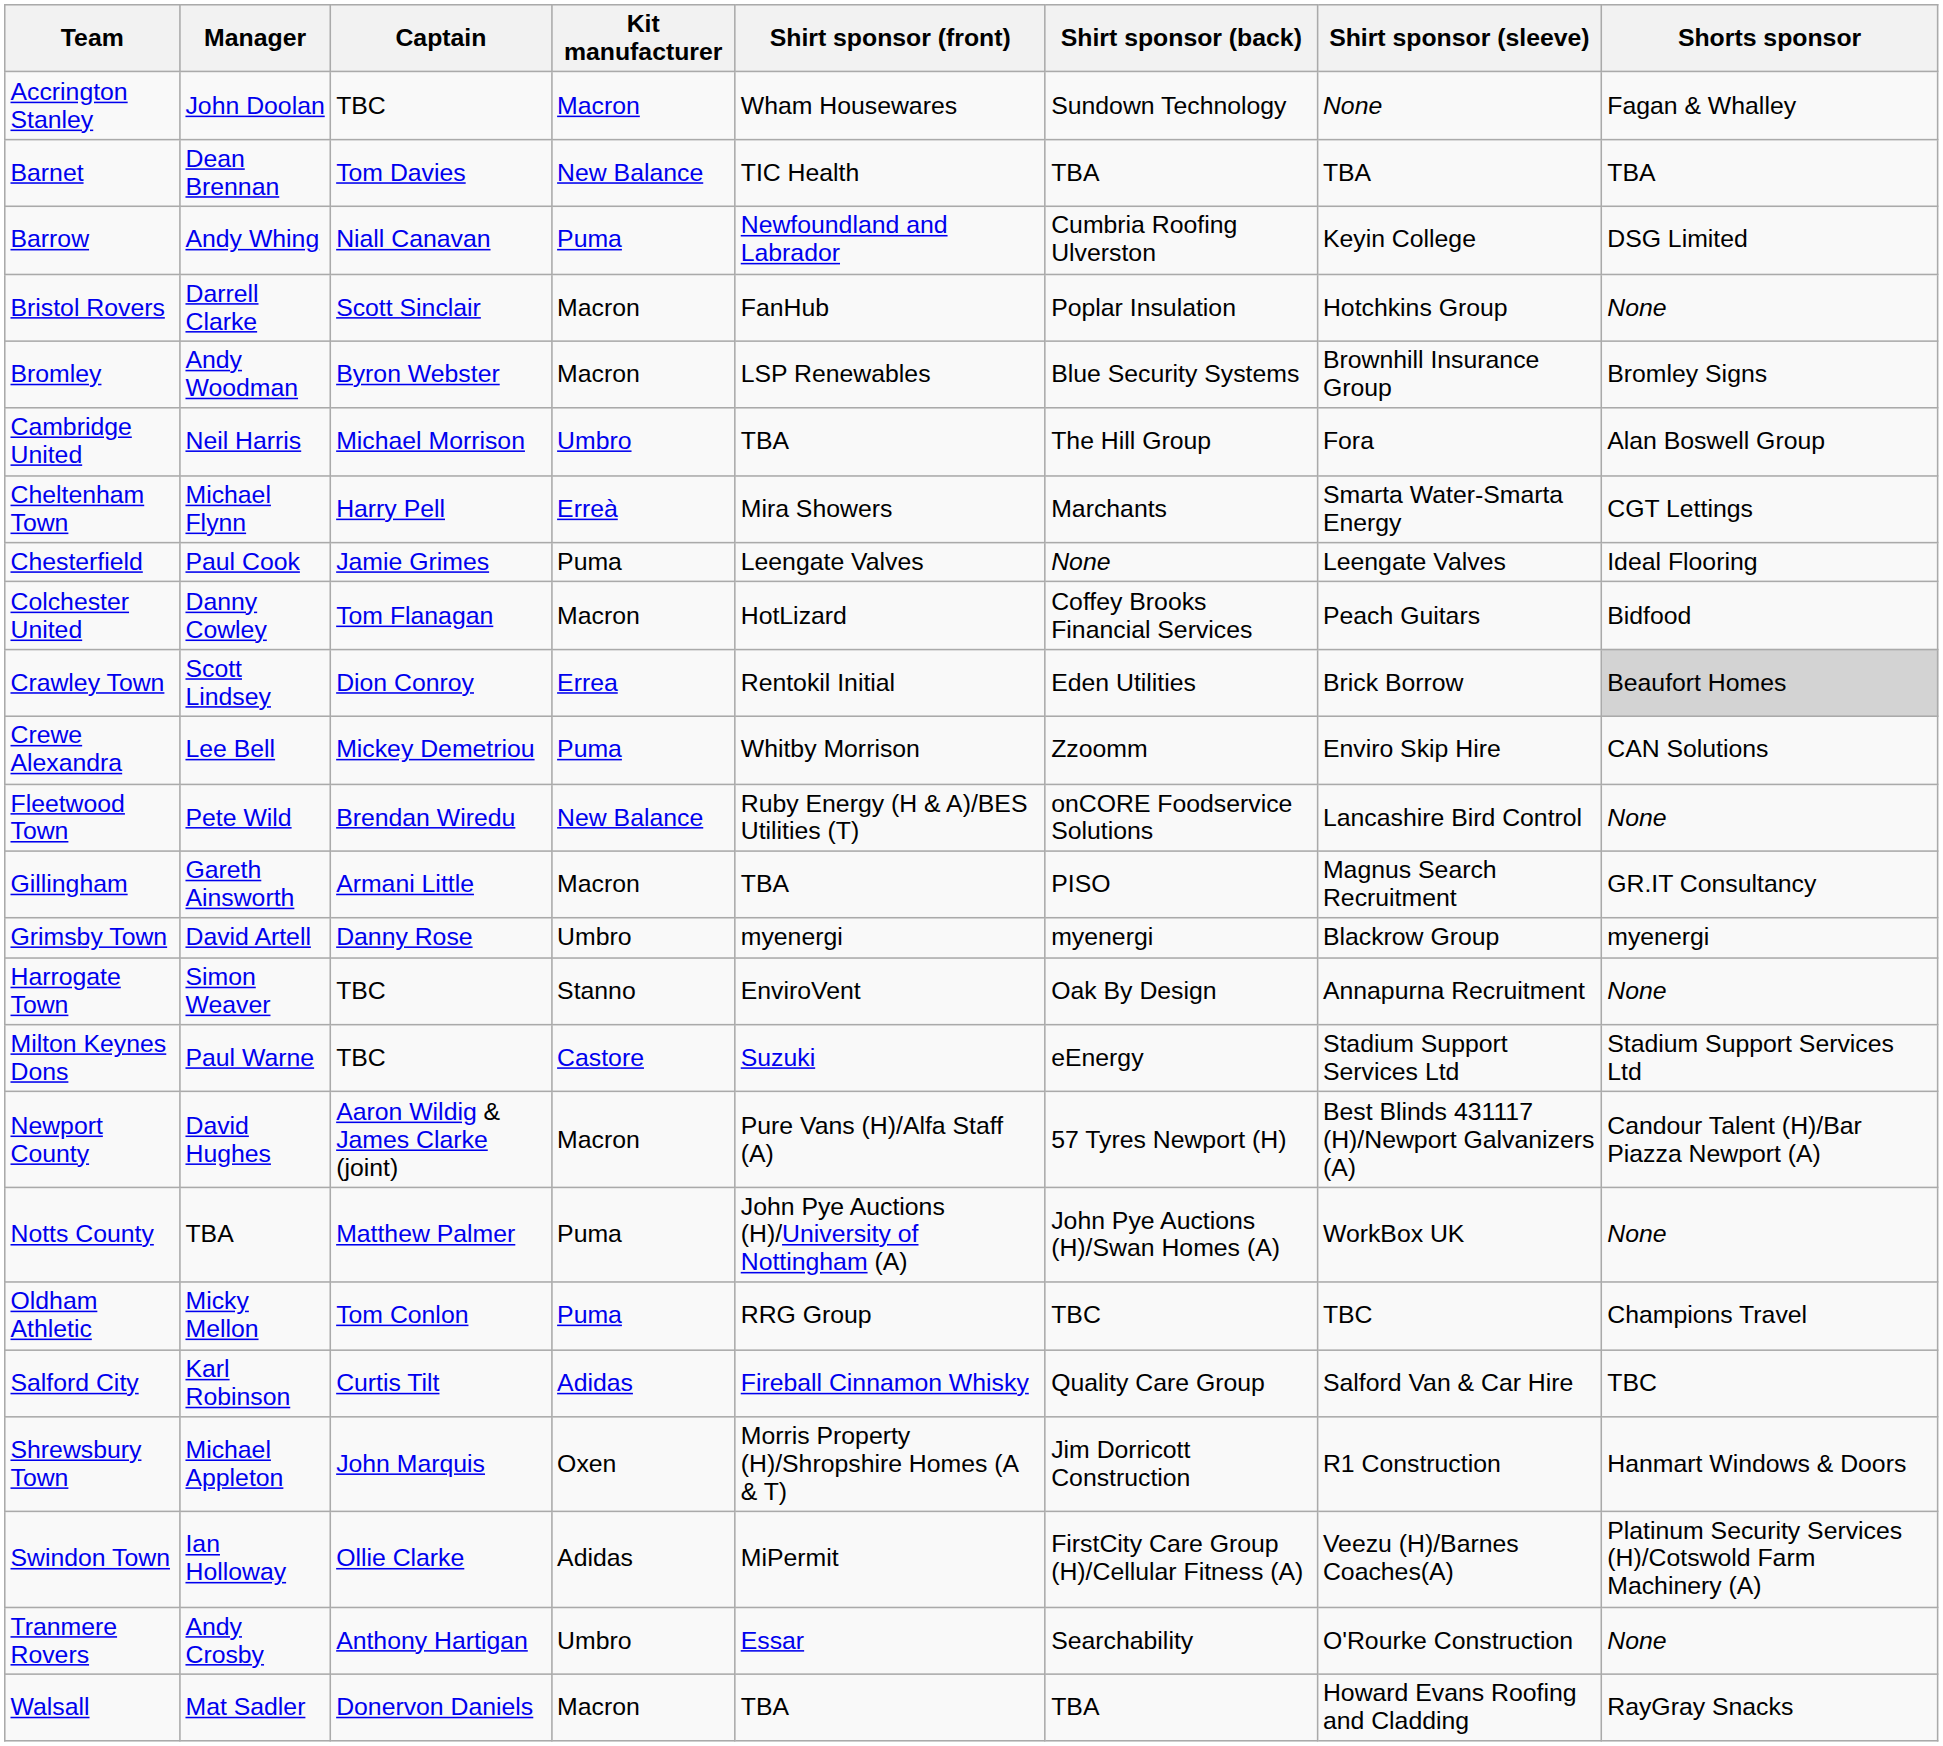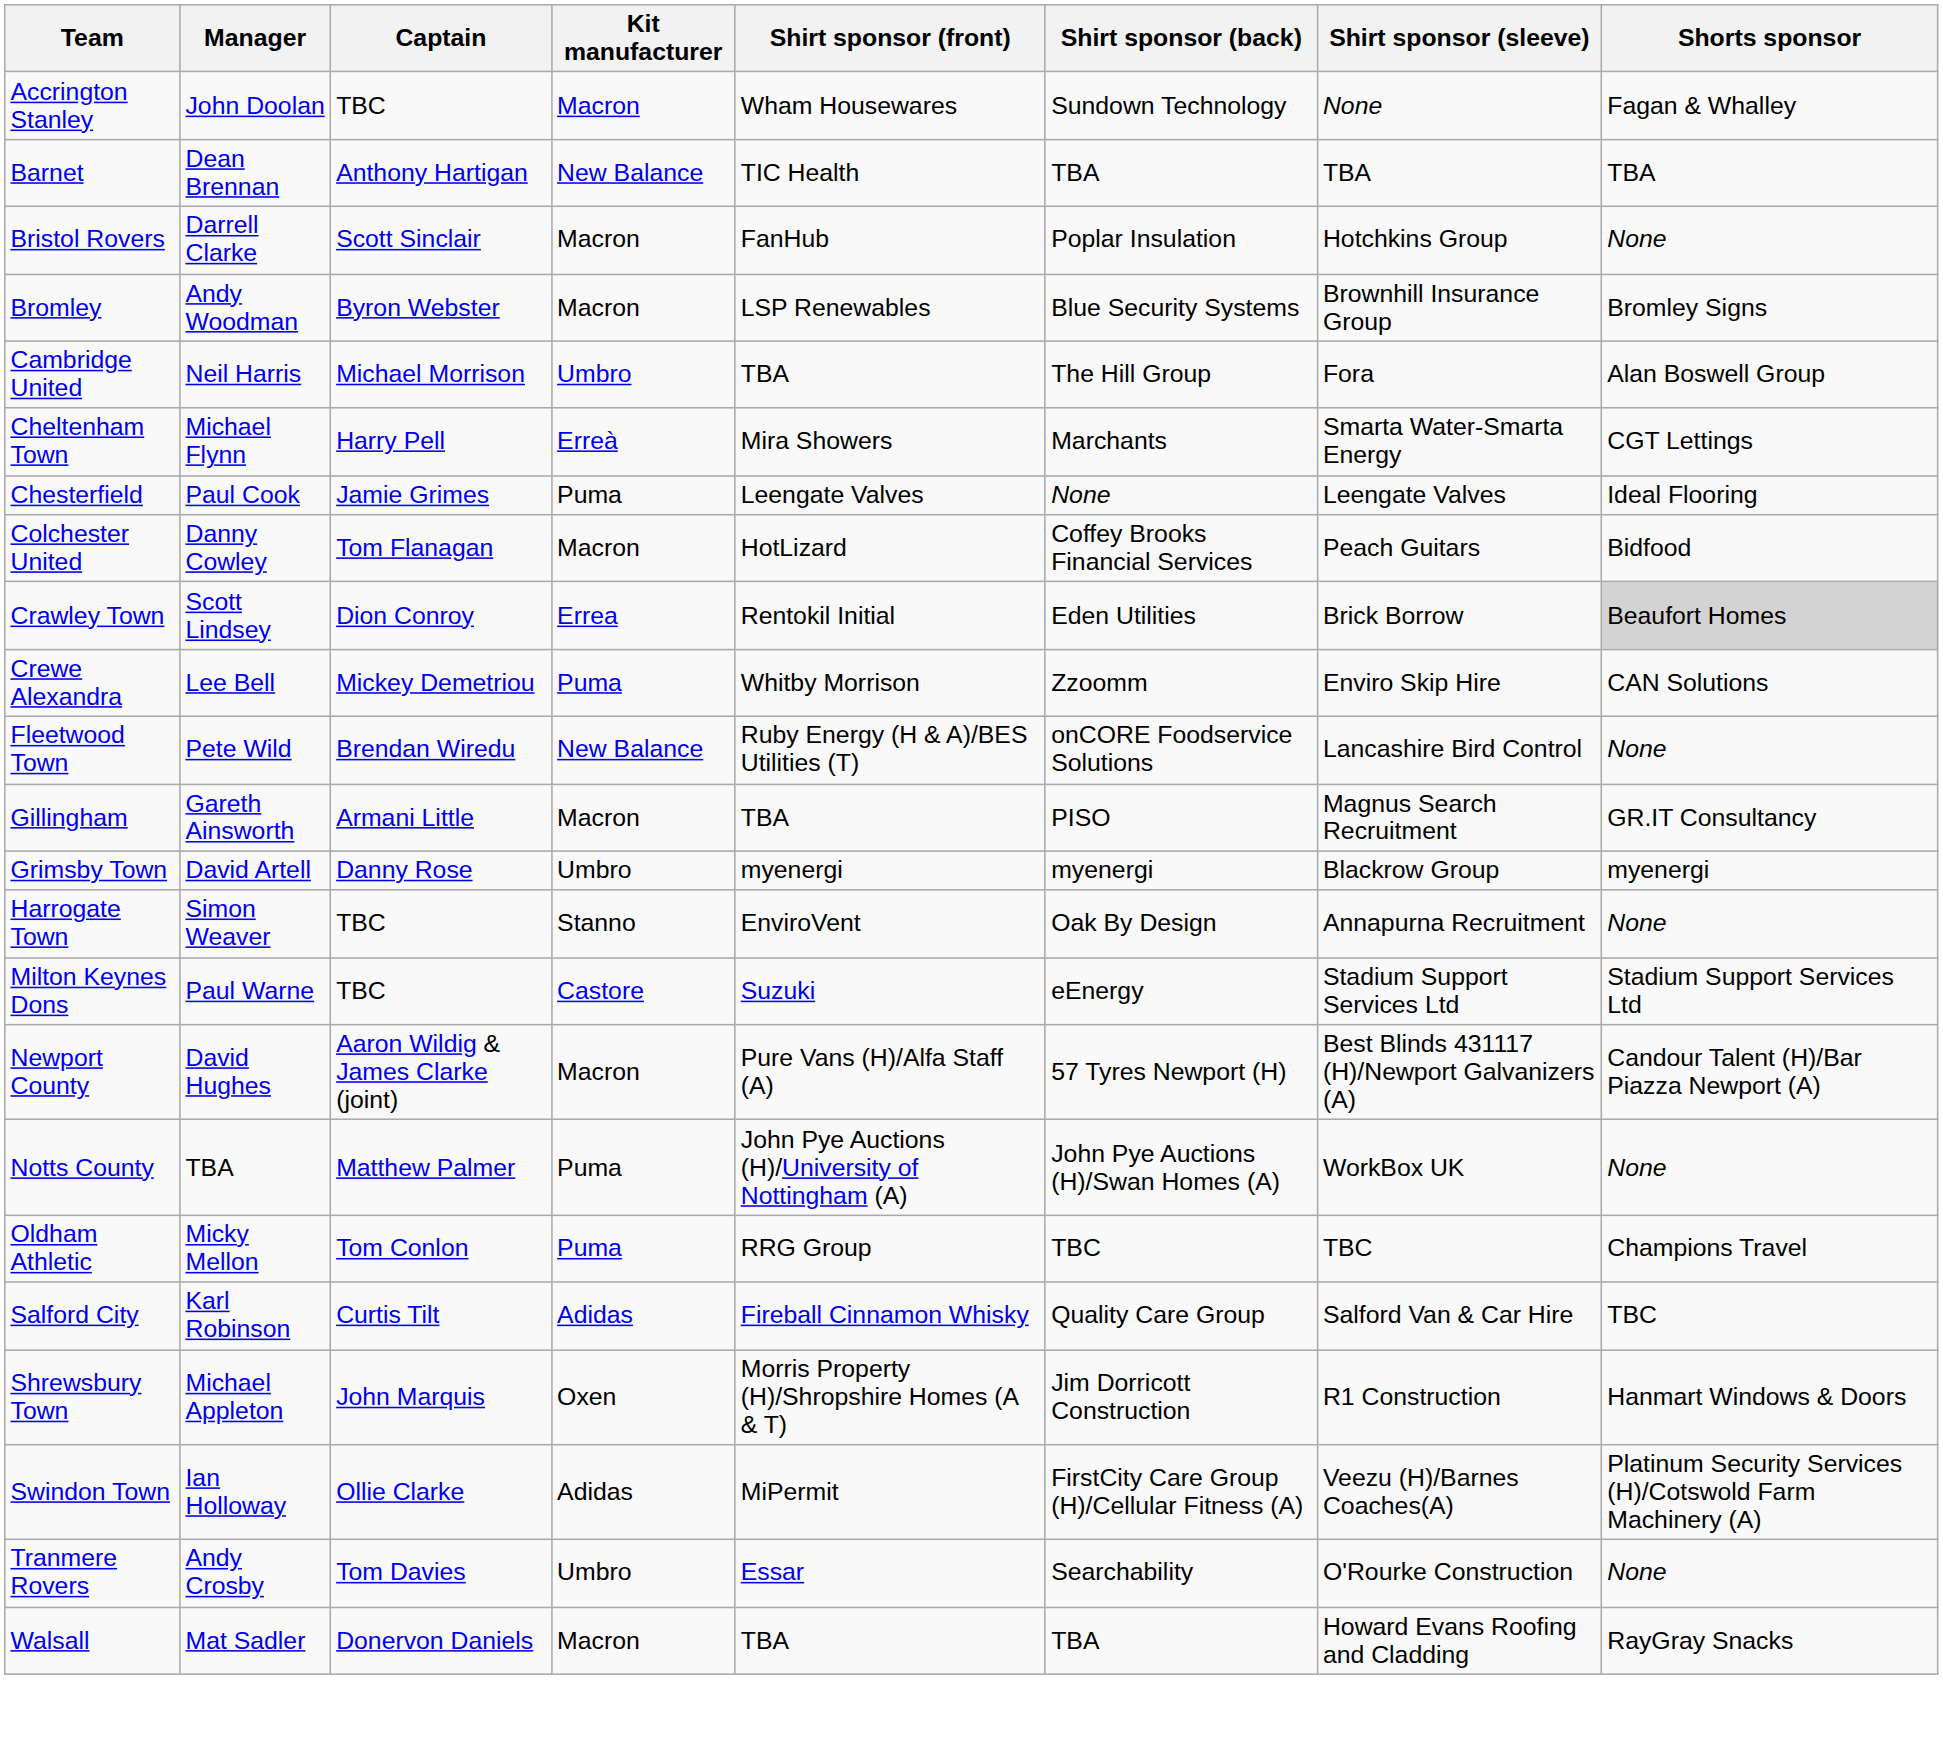(401, 172) Tom Davies -> (432, 172) Anthony Hartigan
- row: (50, 239)
(432, 1640) Anthony Hartigan -> (401, 1573) Tom Davies
